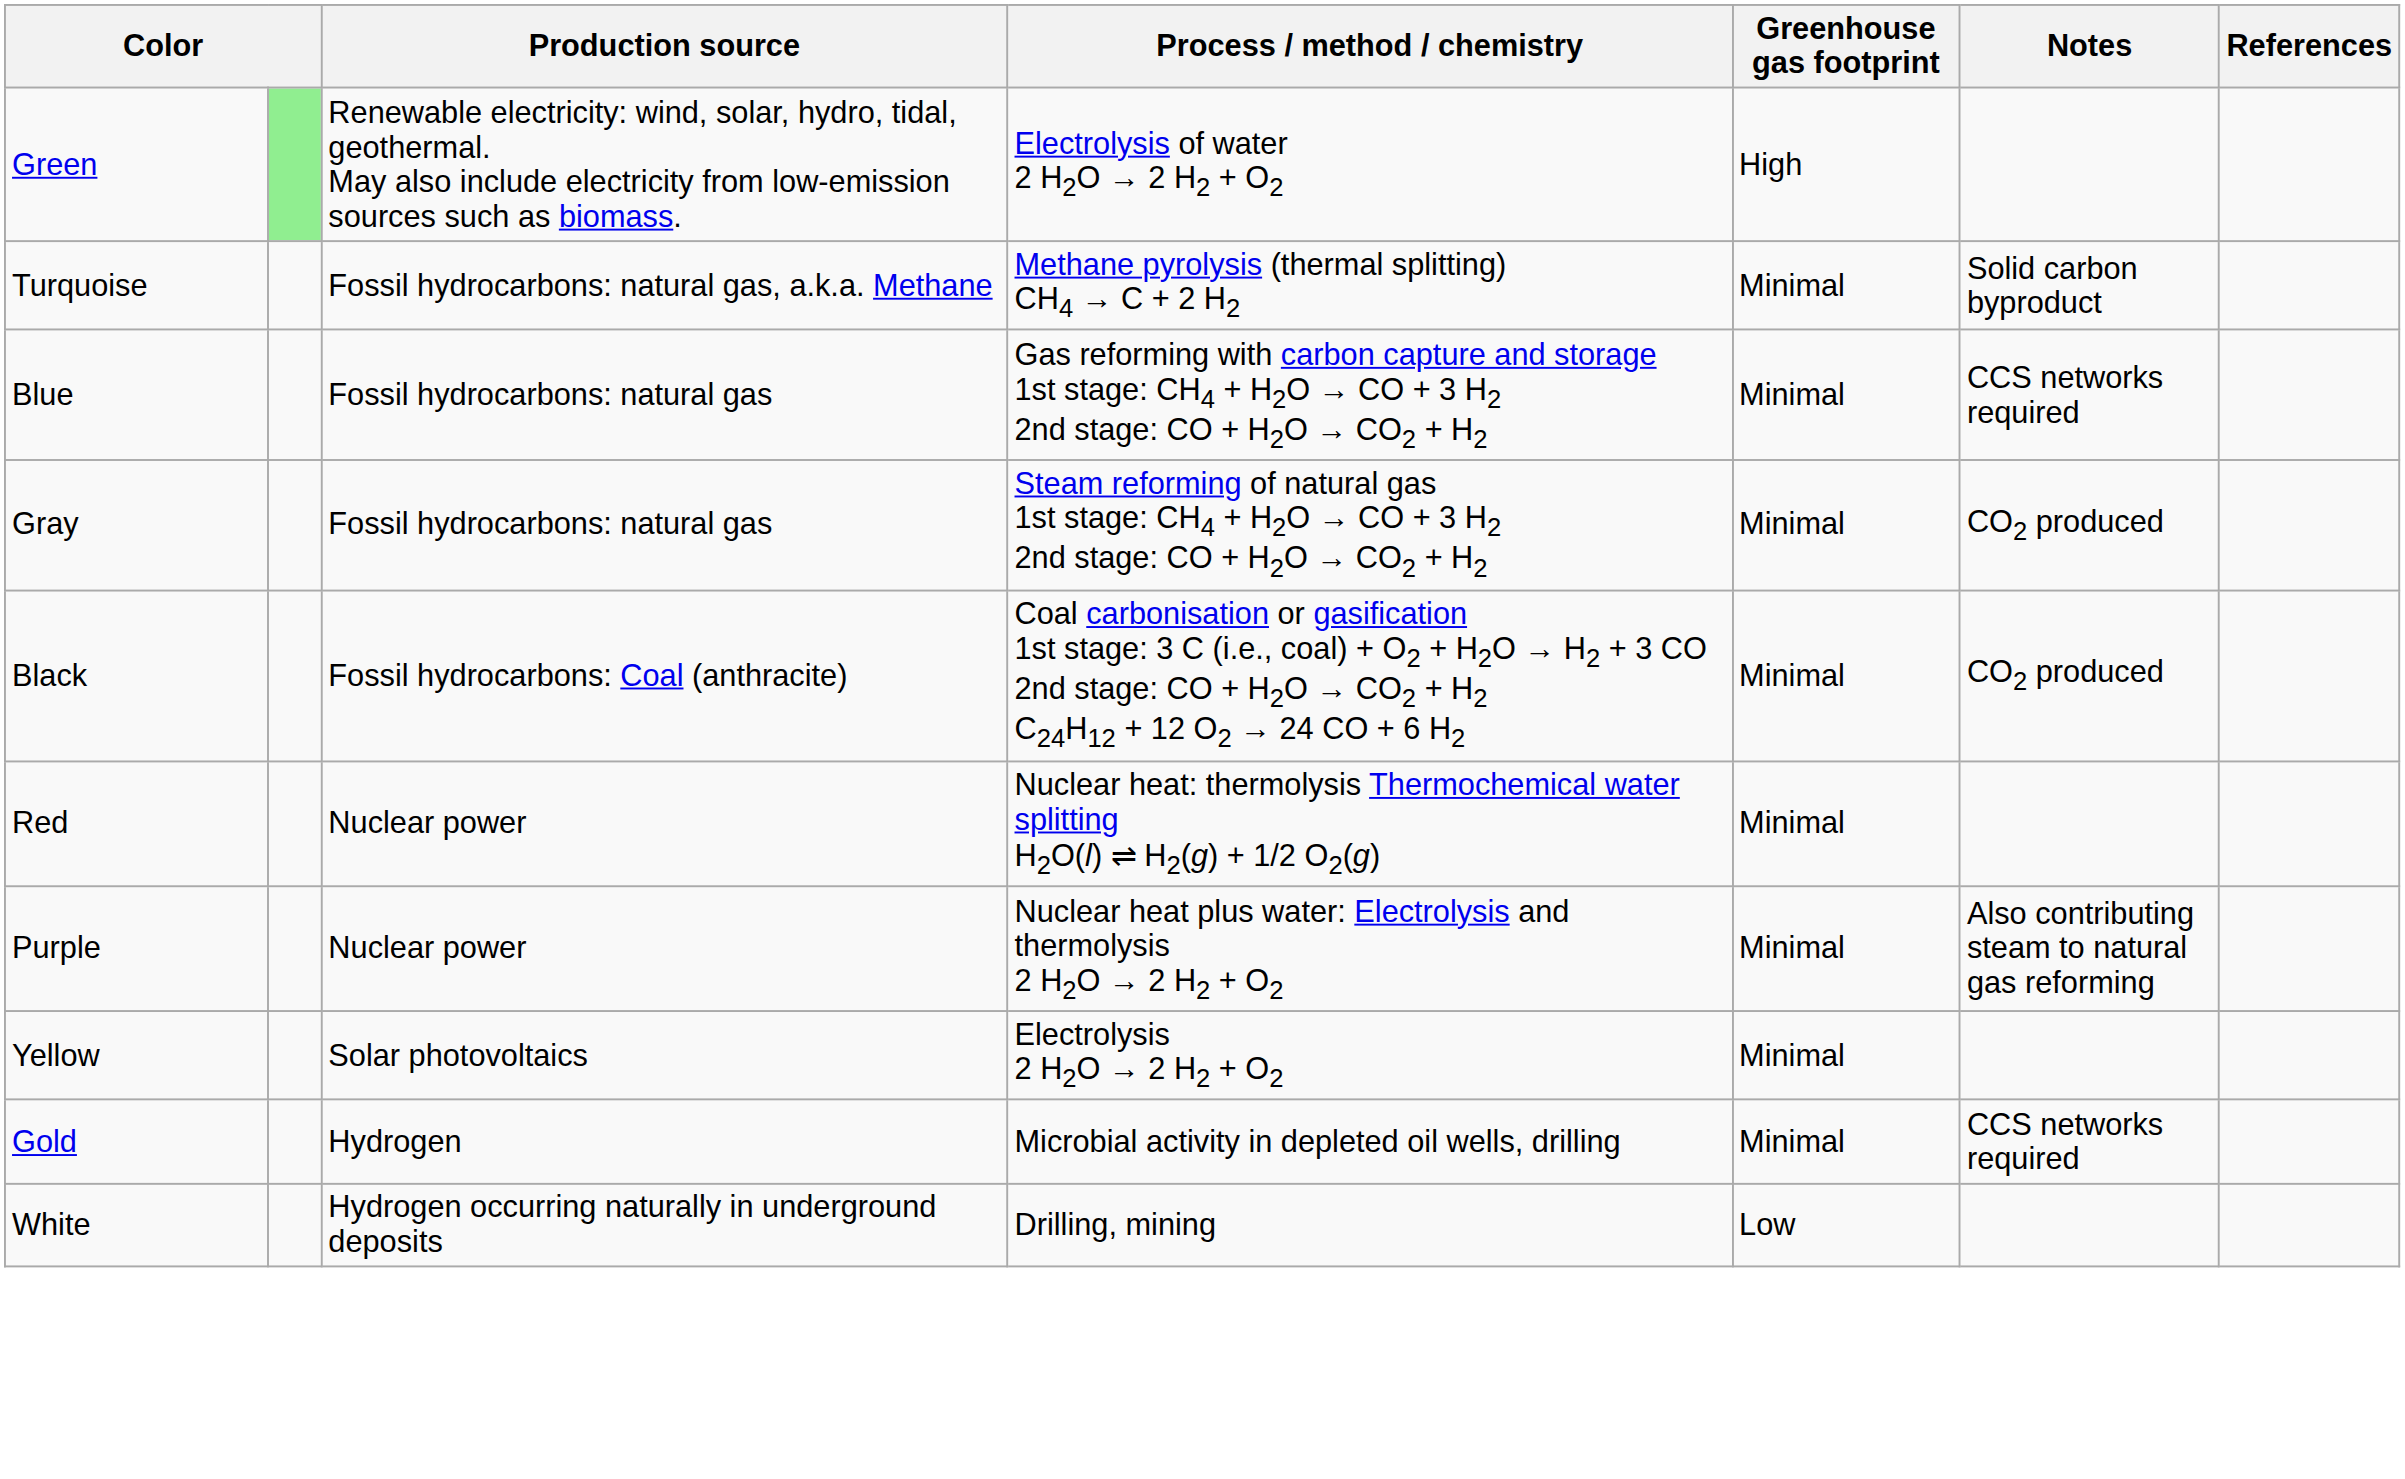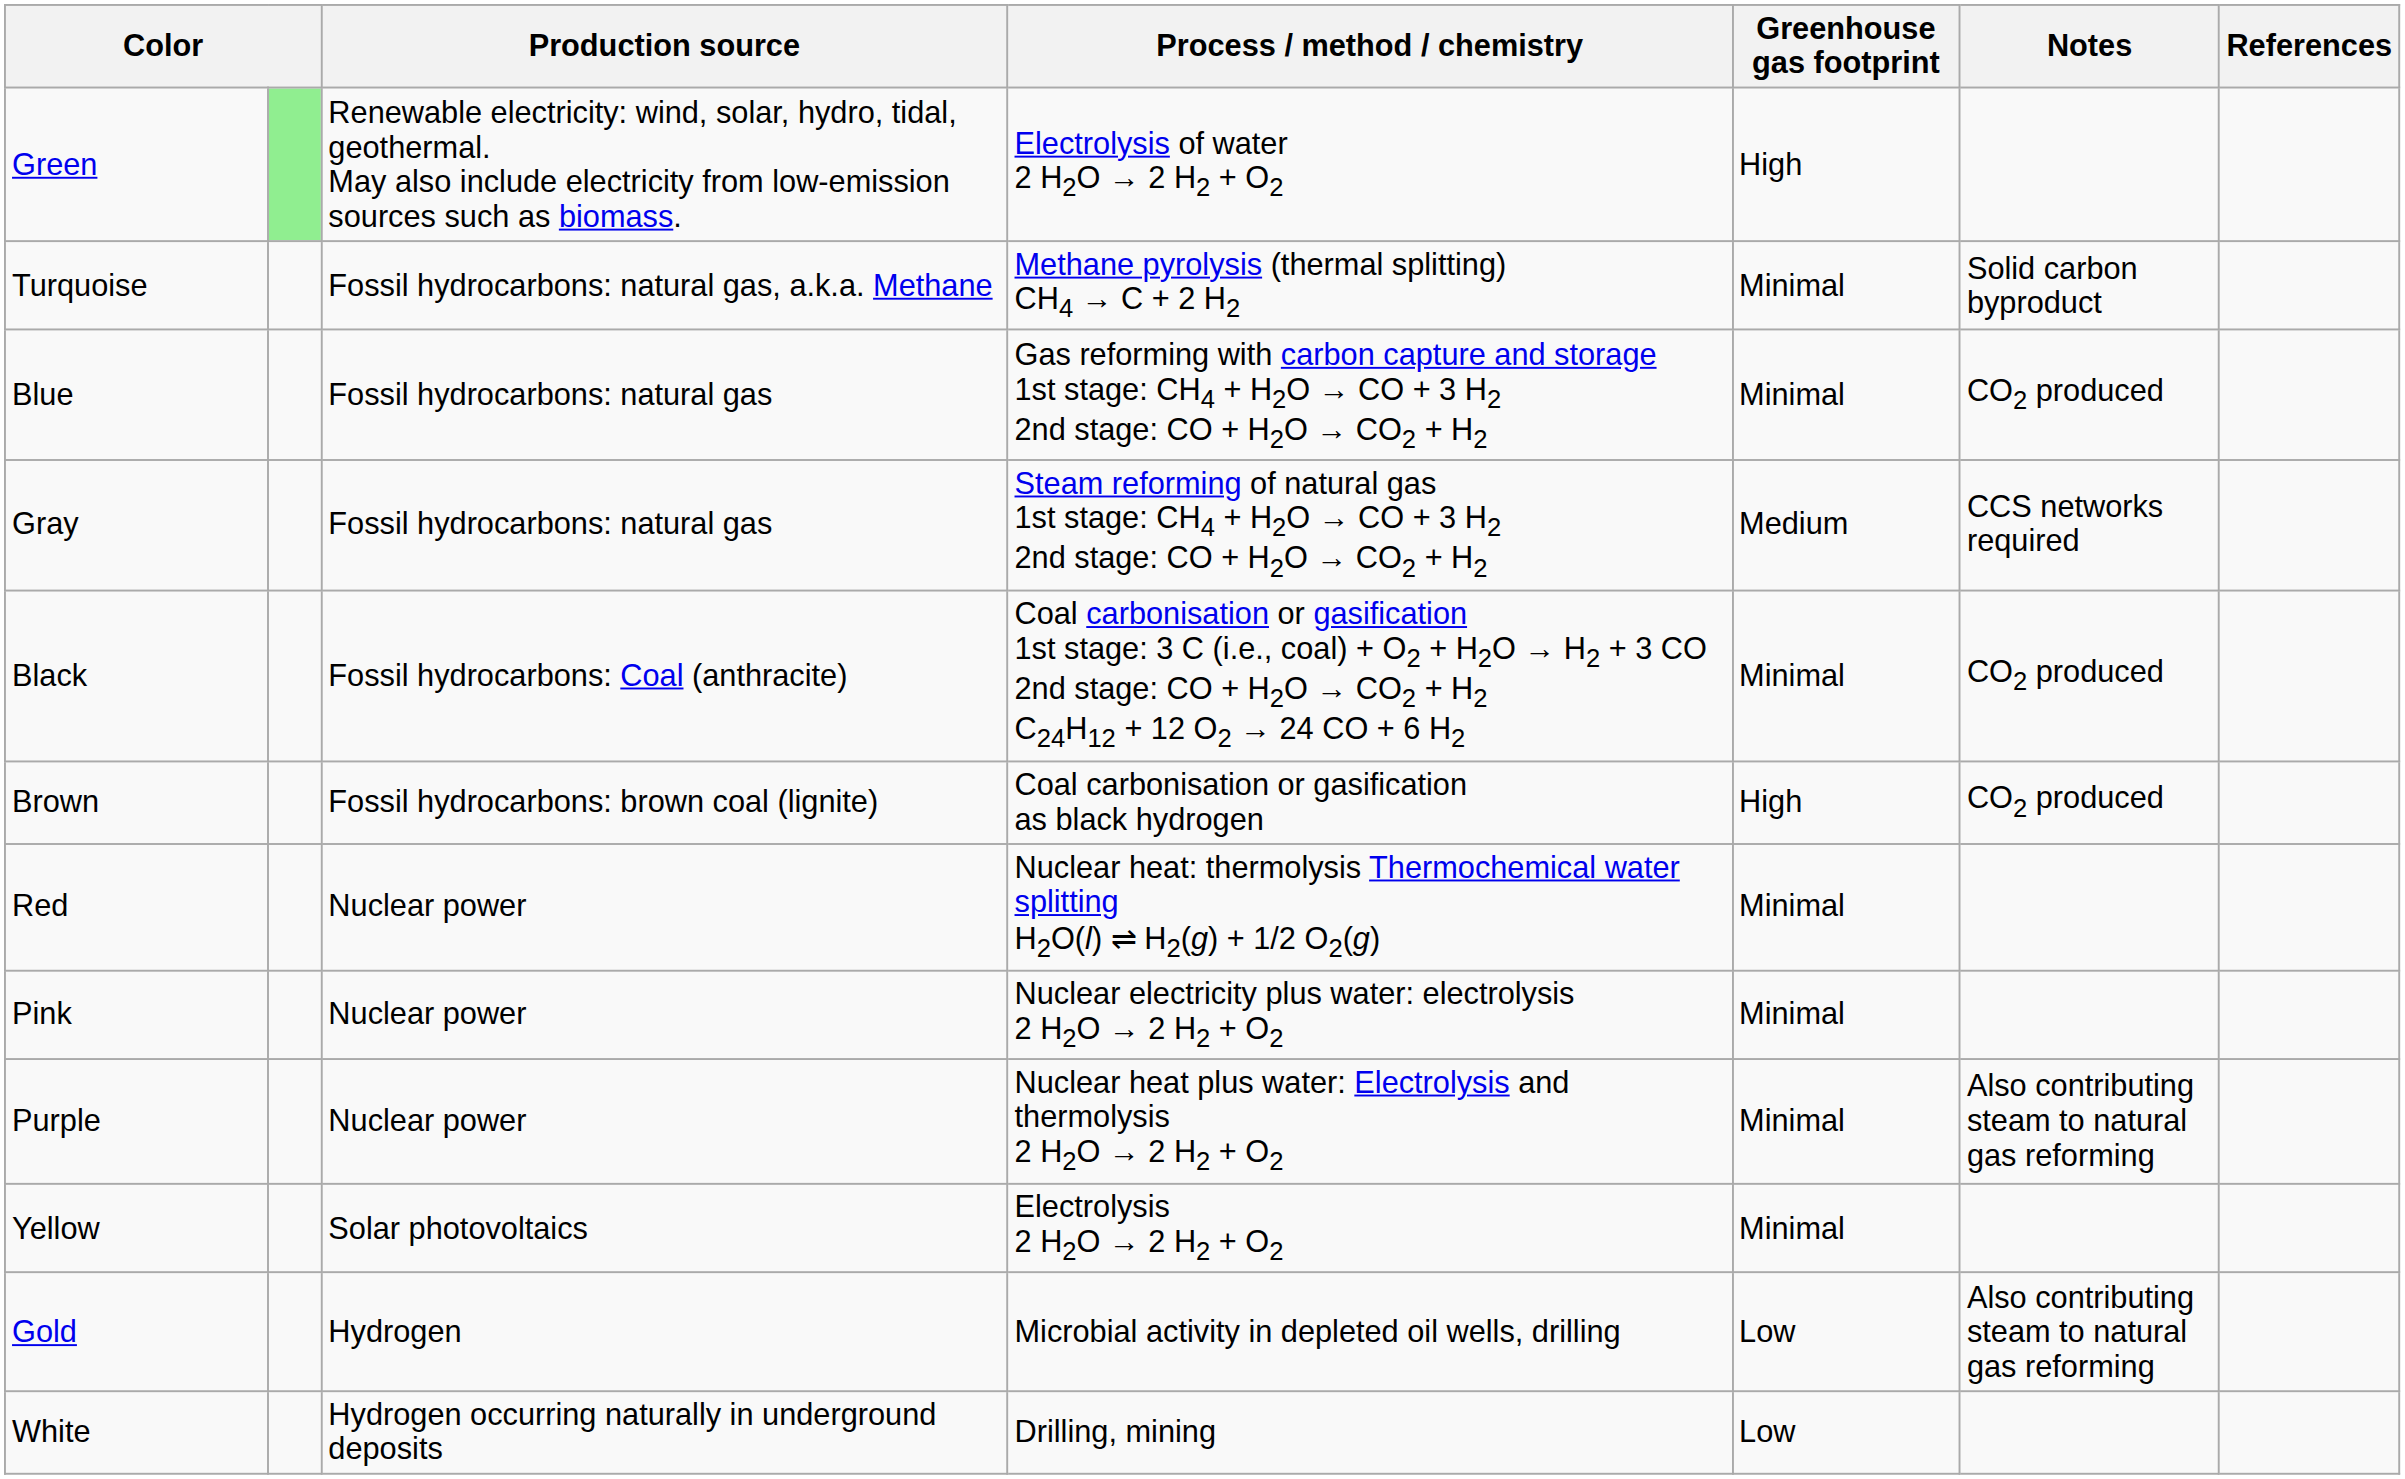(2065, 394) CCS networks required -> (2065, 395) CO2 produced
(1792, 524) Minimal -> (1794, 524) Medium
(2065, 525) CO2 produced -> (2065, 524) CCS networks required
+ row: (56, 802)
+ row: (42, 1014)
(1792, 1141) Minimal -> (1767, 1331) Low
(2065, 1141) CCS networks required -> (2080, 1331) Also contributing steam to natural gas reforming
